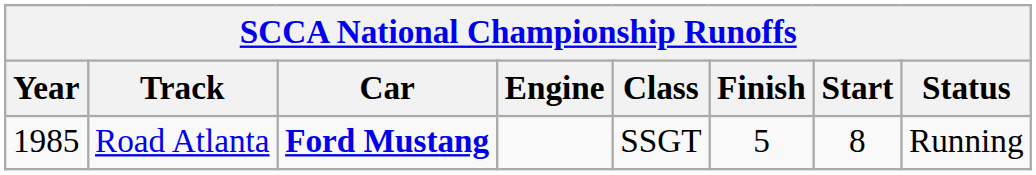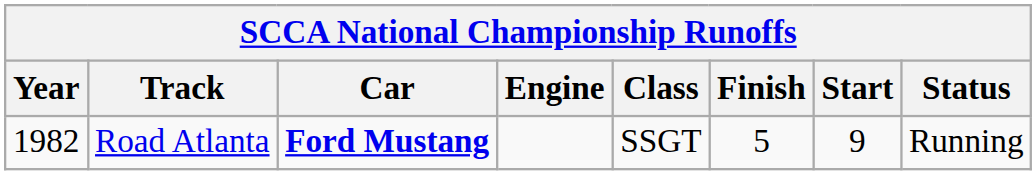(46, 142) 1985 -> (46, 142) 1982
(857, 142) 8 -> (857, 142) 9
